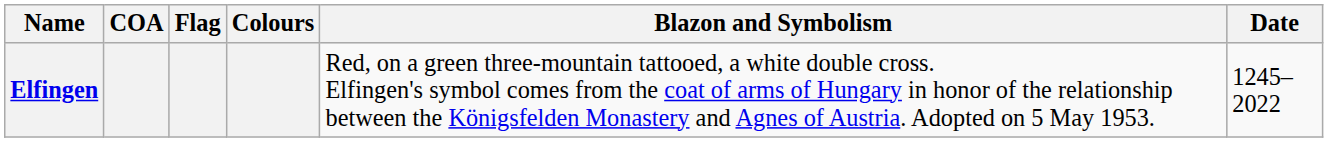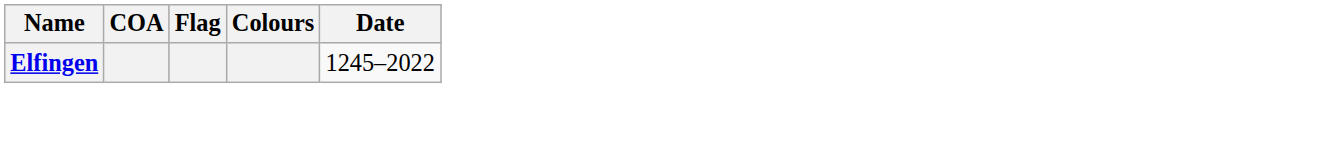- column: (773, 23)
